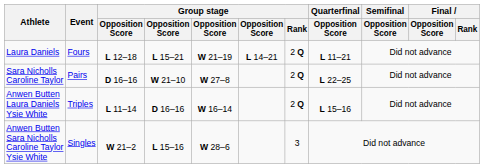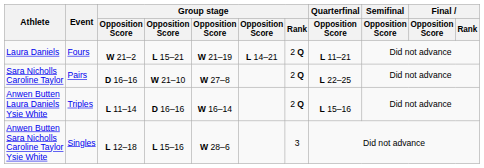(121, 57) L 12–18 -> (121, 57) W 21–2
(121, 147) W 21–2 -> (121, 147) L 12–18
